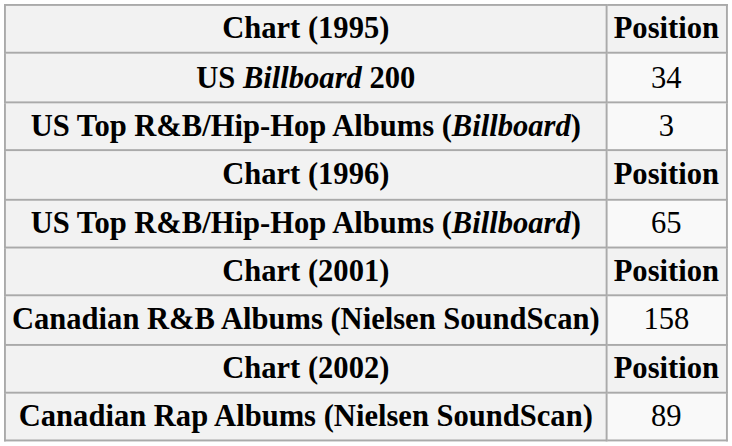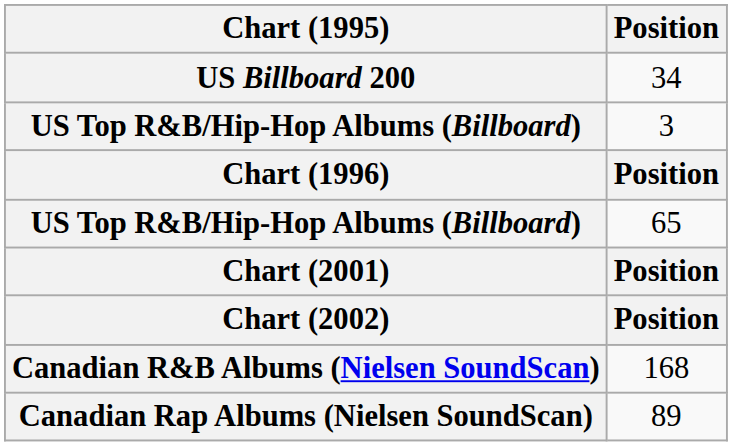- row: (666, 319)
+ row: (666, 367)
